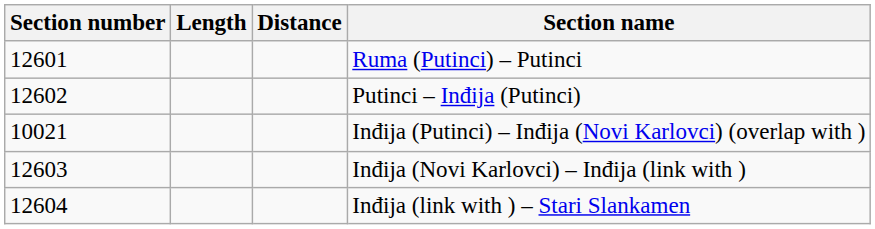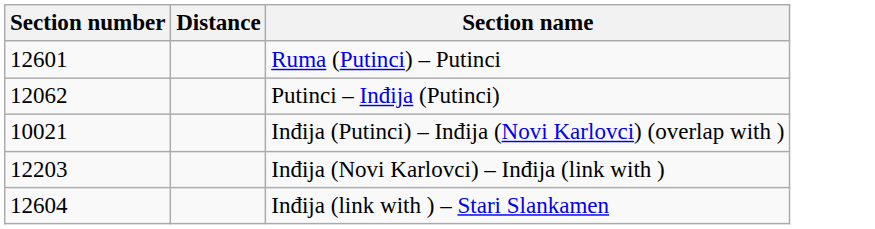- column: (211, 22)
(39, 95) 12602 -> (39, 95) 12062
(39, 168) 12603 -> (39, 168) 12203
